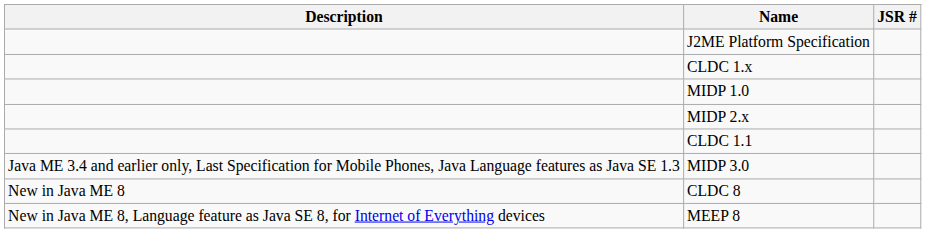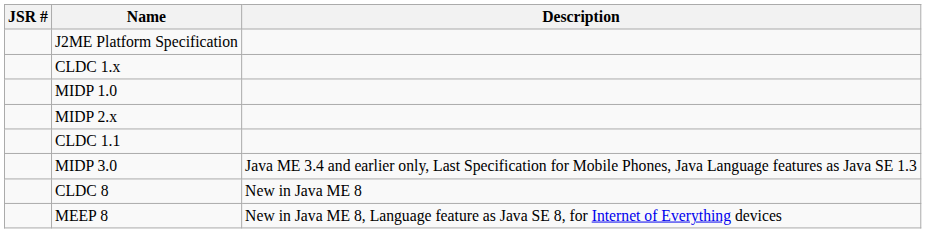columns swapped: (897, 16) <-> (344, 16)
